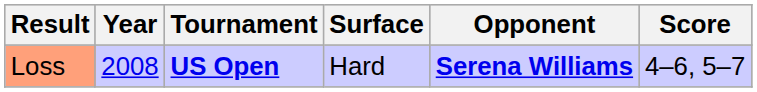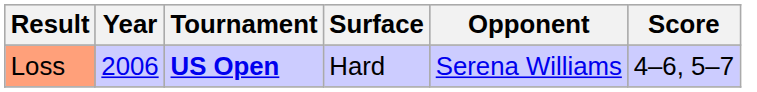(130, 65) 2008 -> (130, 65) 2006
(534, 65) bold -> (529, 65) normal
